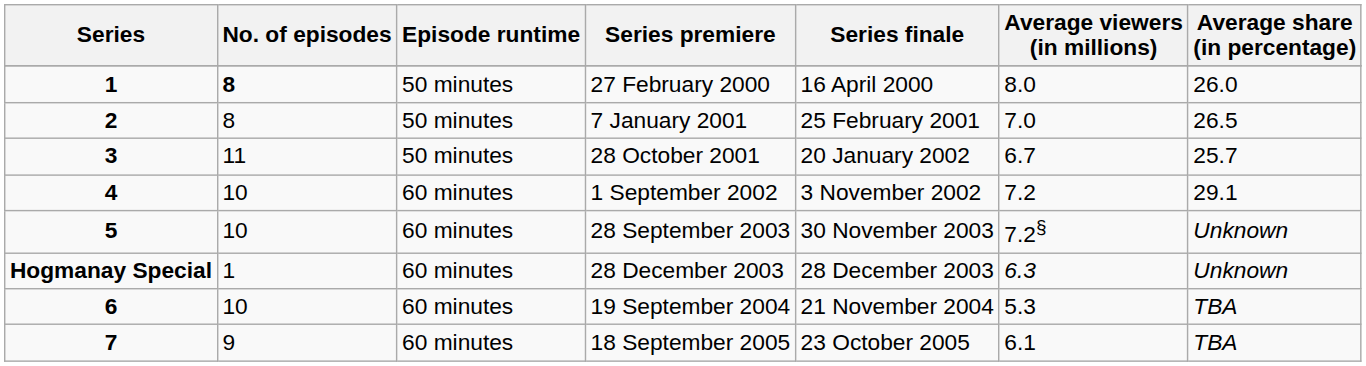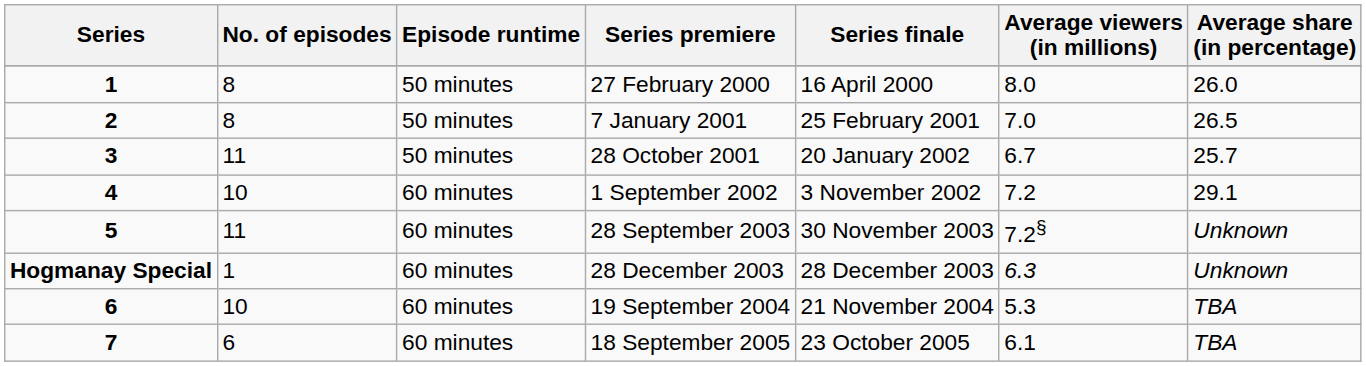(229, 84) bold -> (229, 84) normal
(235, 231) 10 -> (234, 231) 11
(229, 342) 9 -> (229, 342) 6
